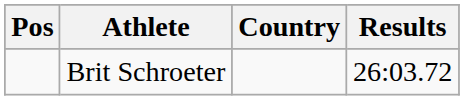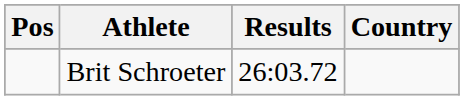columns swapped: (289, 26) <-> (403, 26)
